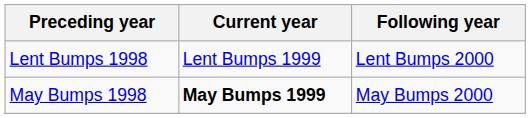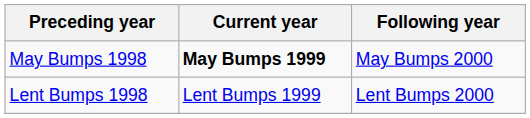rows swapped: (78, 95) <-> (79, 58)
